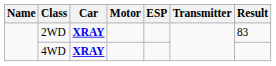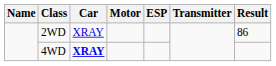(88, 32) bold -> (88, 32) normal
(243, 32) 83 -> (243, 32) 86
